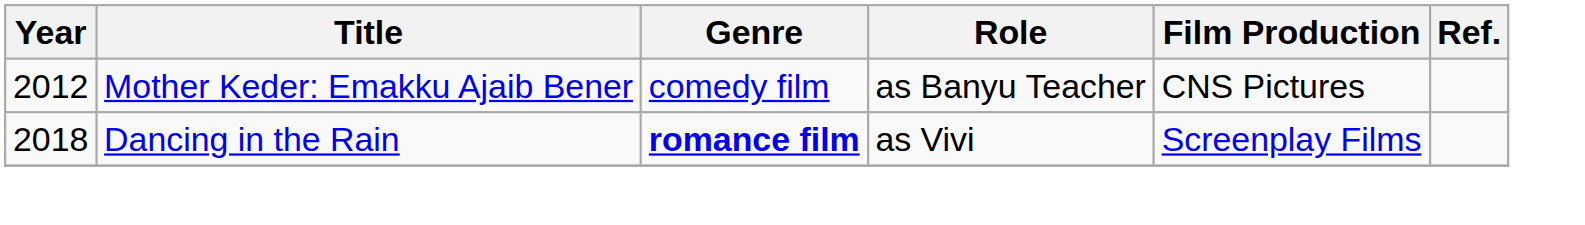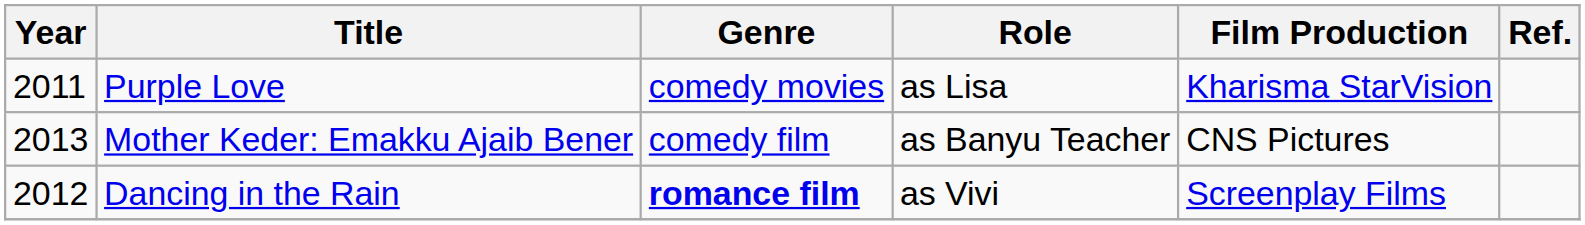+ row: (194, 86)
(51, 86) 2012 -> (51, 139) 2013
(51, 139) 2018 -> (51, 193) 2012
